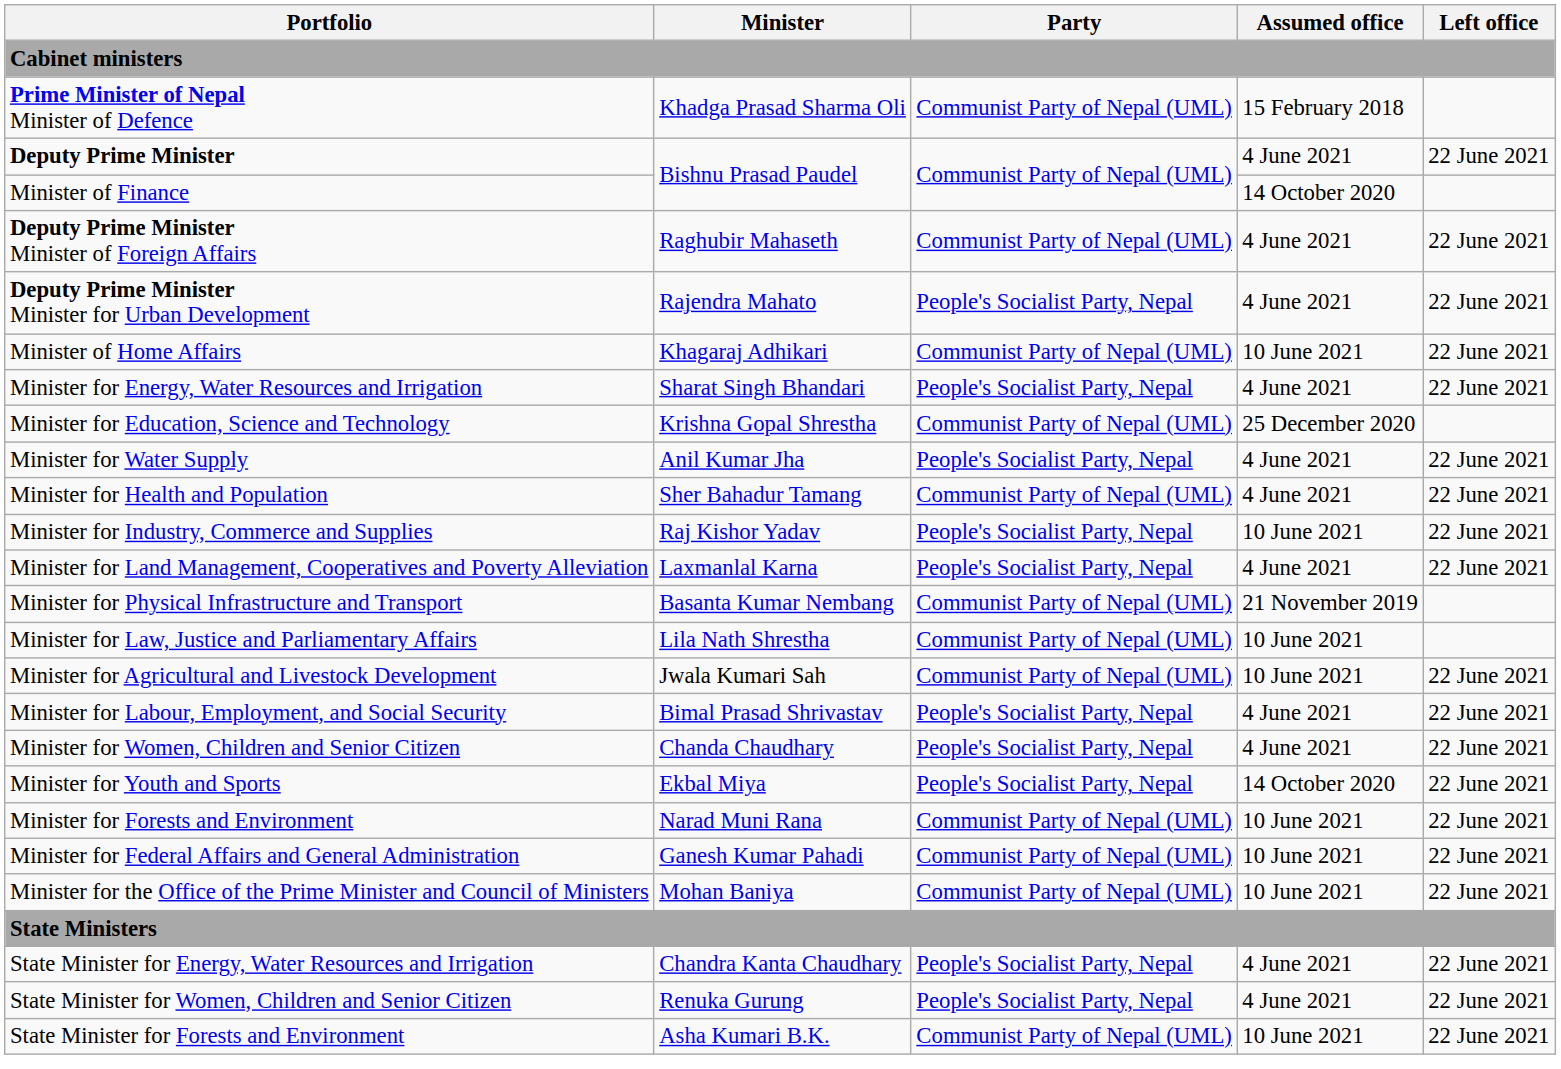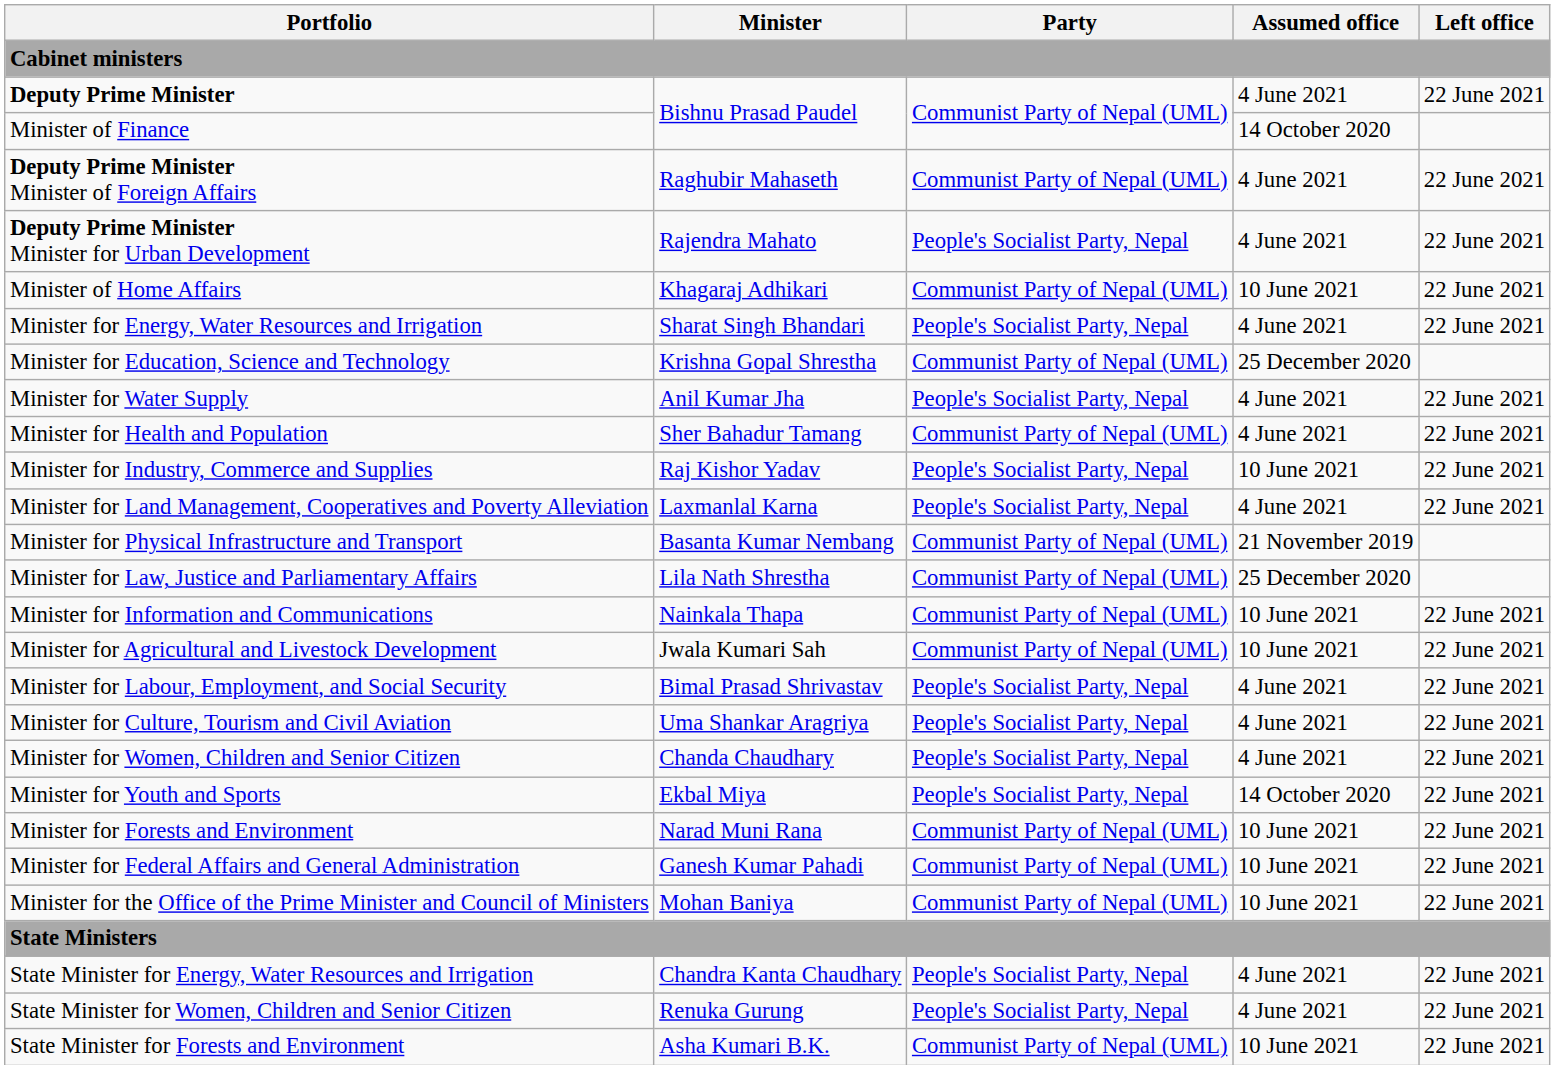- row: (127, 107)
(1303, 639) 10 June 2021 -> (1324, 578) 25 December 2020
+ row: (221, 614)
+ row: (231, 722)
